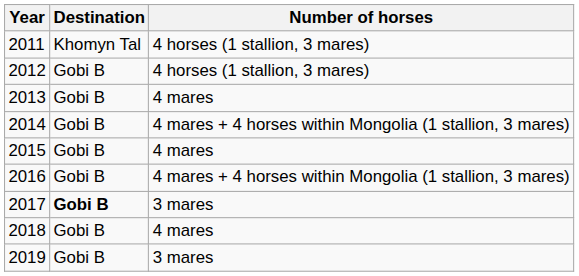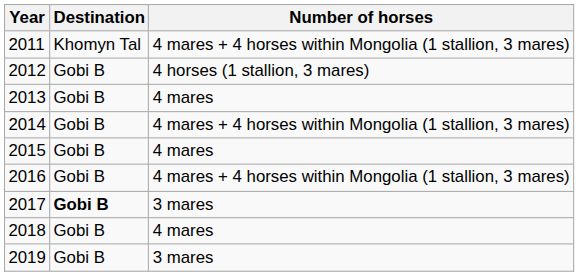(261, 44) 4 horses (1 stallion, 3 mares) -> (361, 44) 4 mares + 4 horses within Mongolia (1 stallion, 3 mares)
